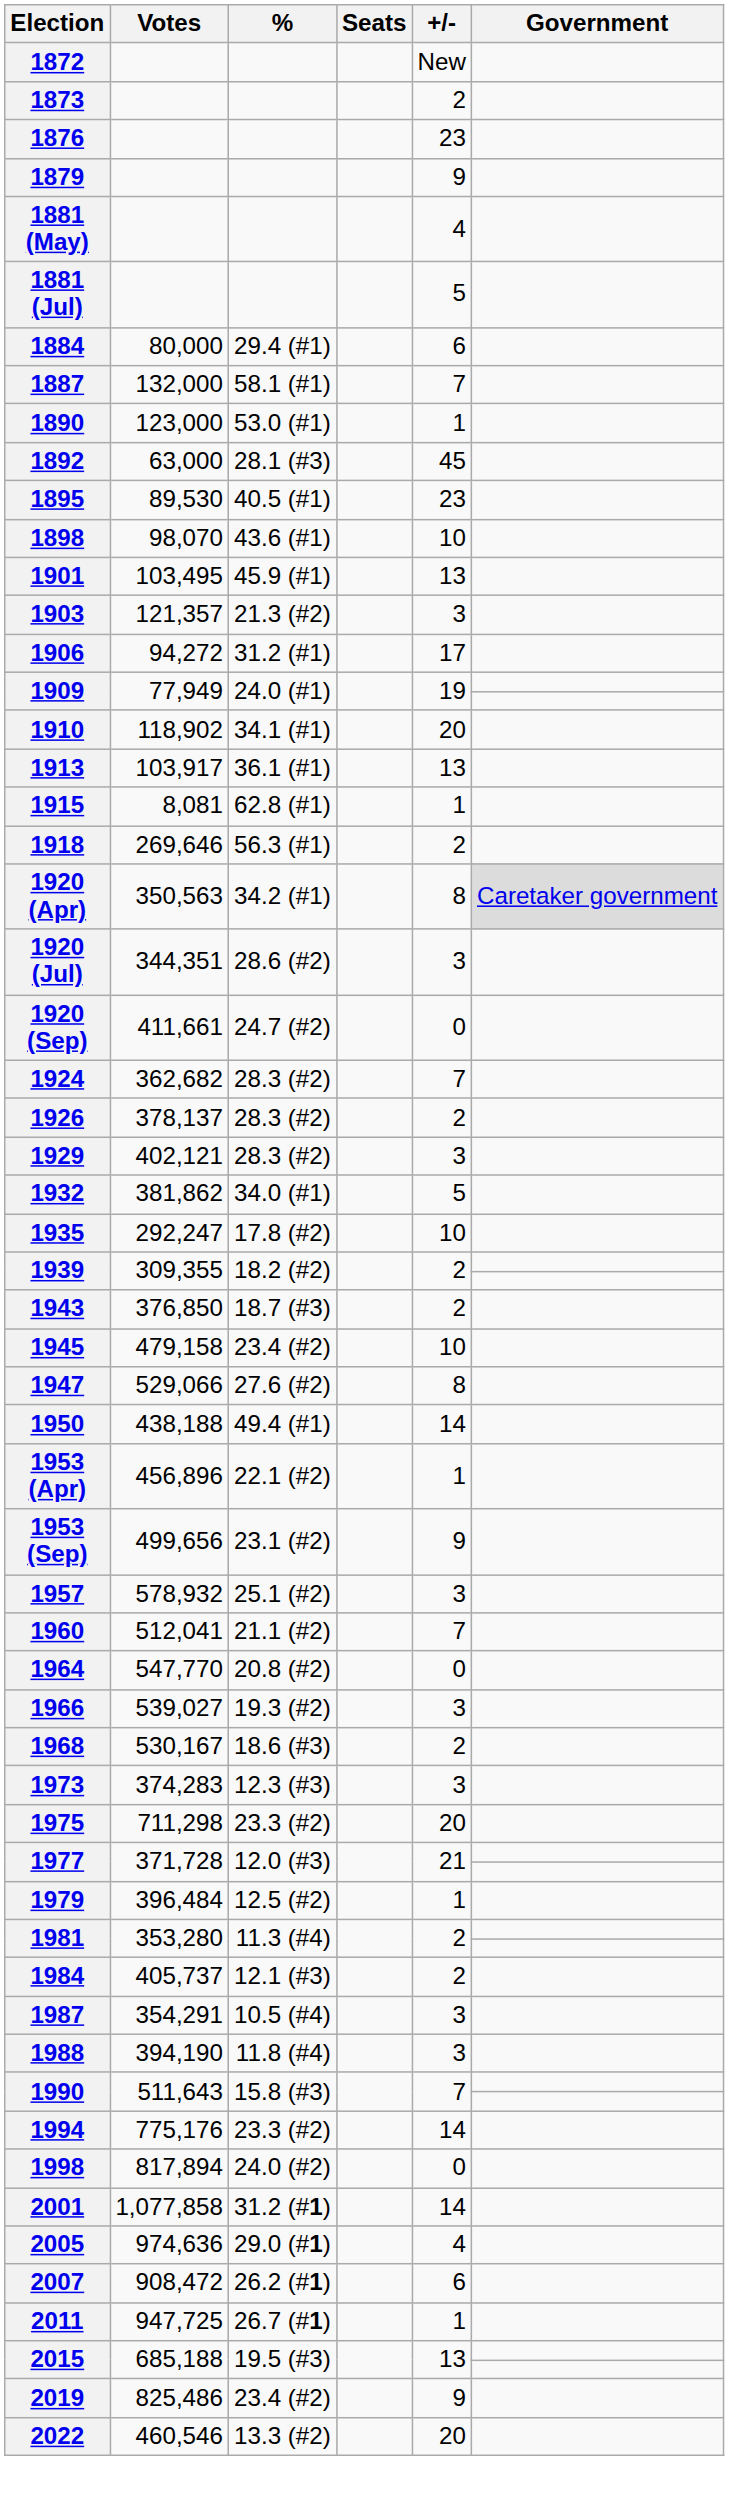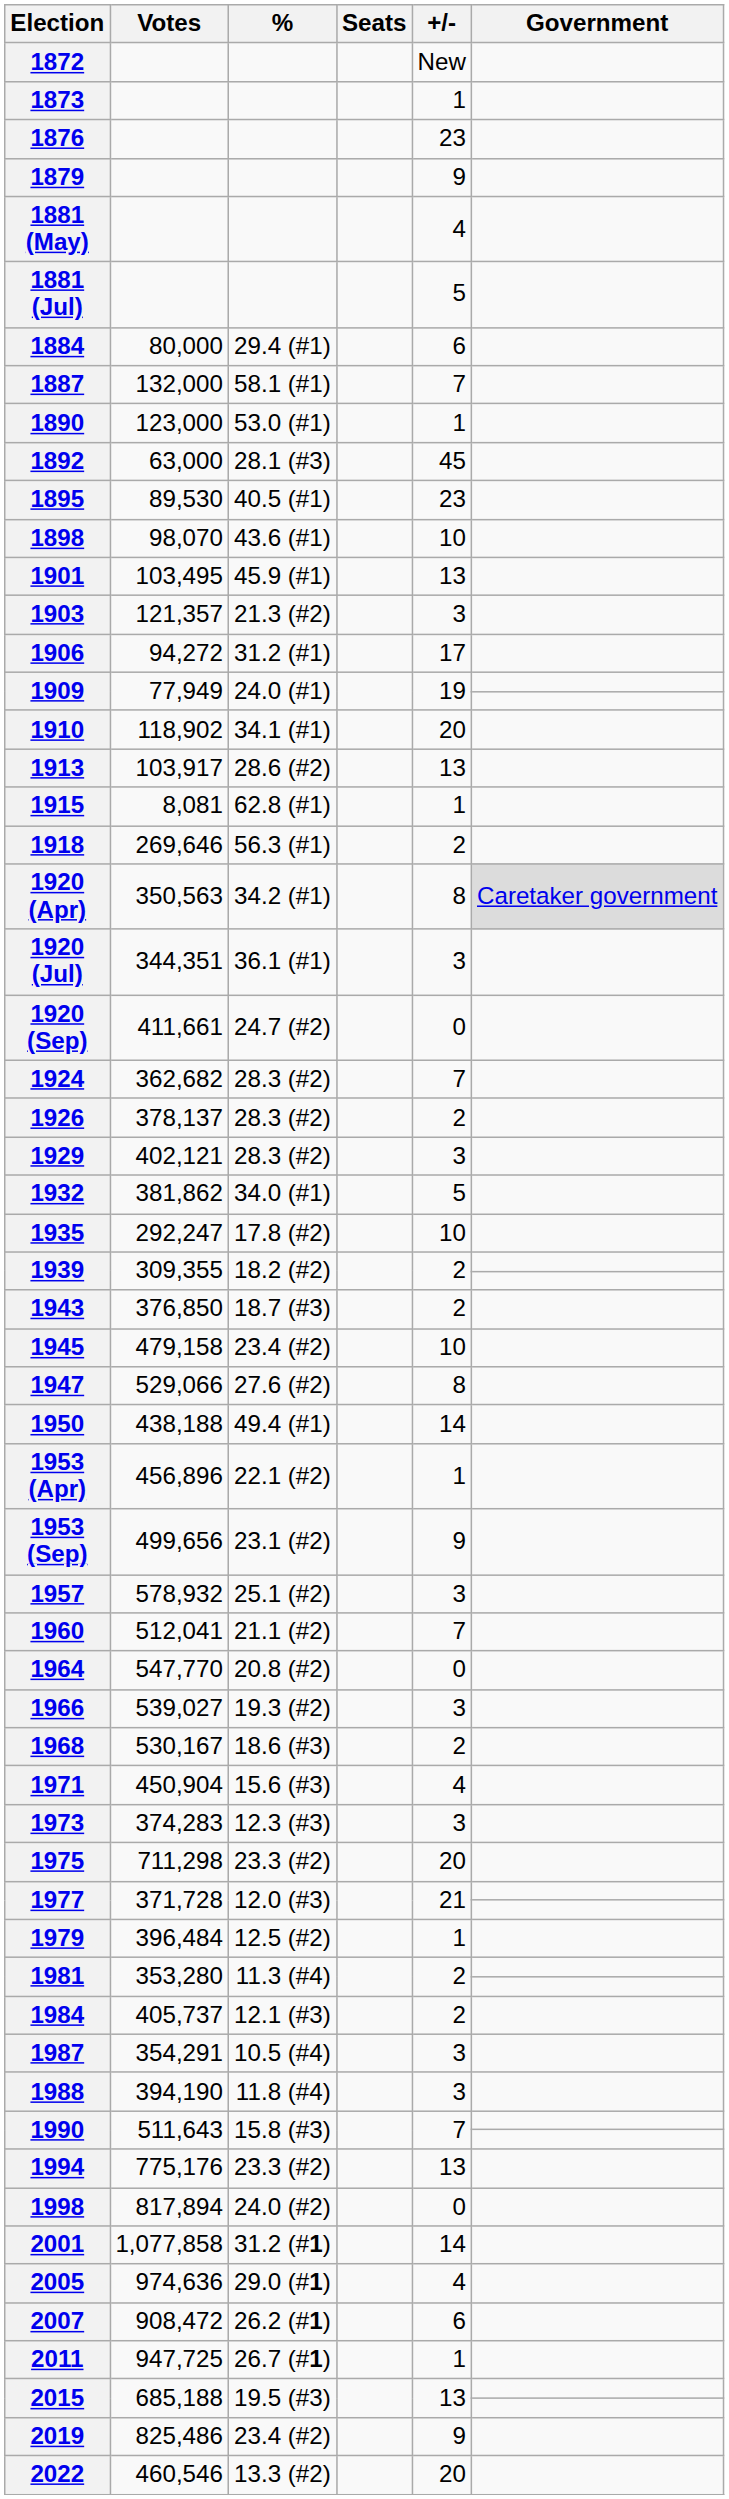(459, 100) 2 -> (459, 100) 1
(282, 767) 36.1 (#1) -> (282, 767) 28.6 (#2)
(282, 961) 28.6 (#2) -> (282, 961) 36.1 (#1)
+ row: (57, 1784)
(452, 2129) 14 -> (452, 2168) 13
